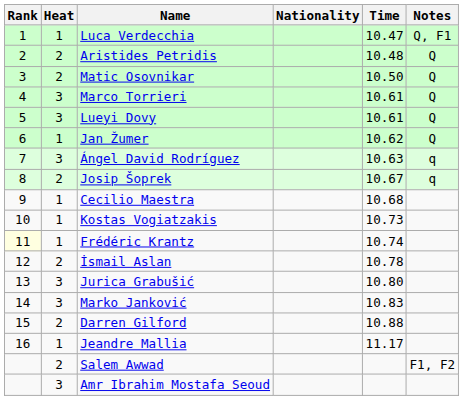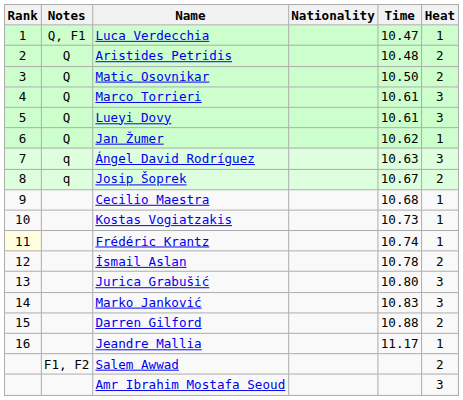columns swapped: (59, 15) <-> (432, 15)
